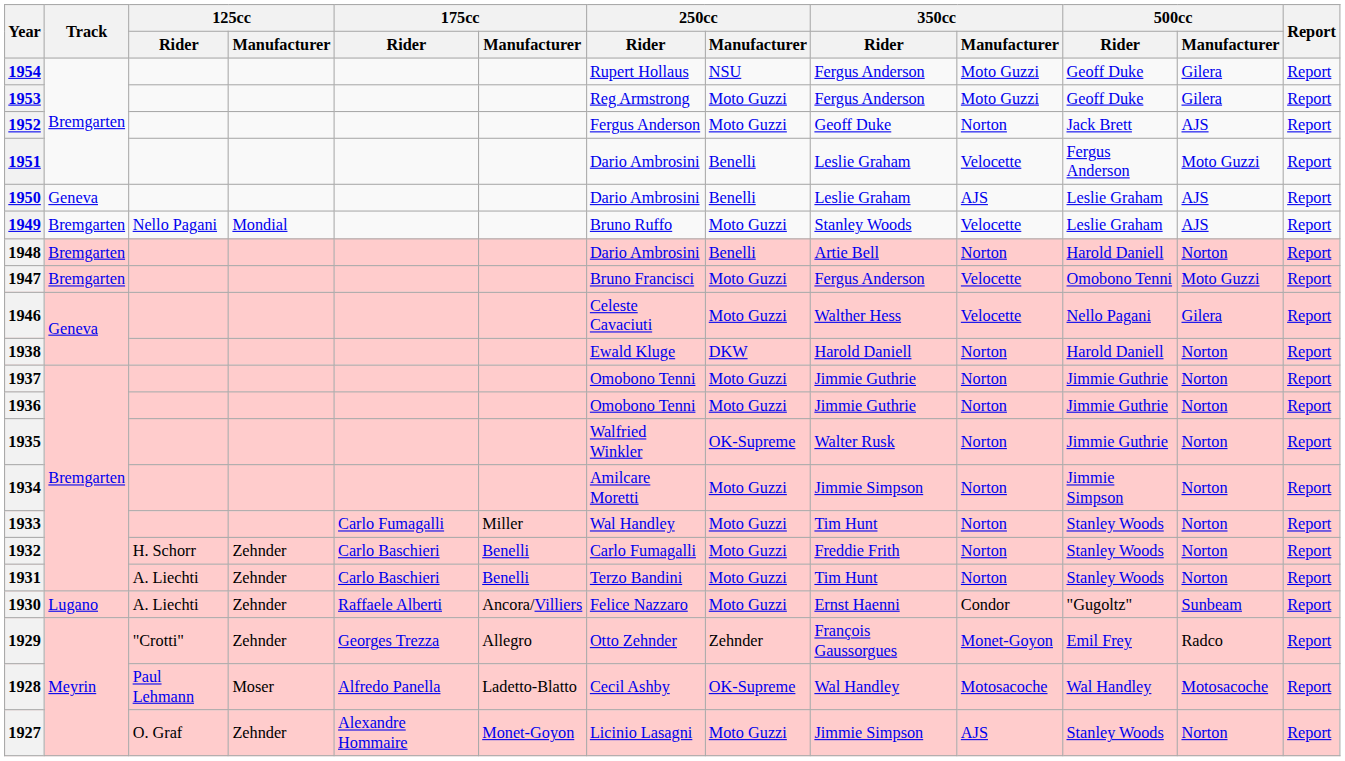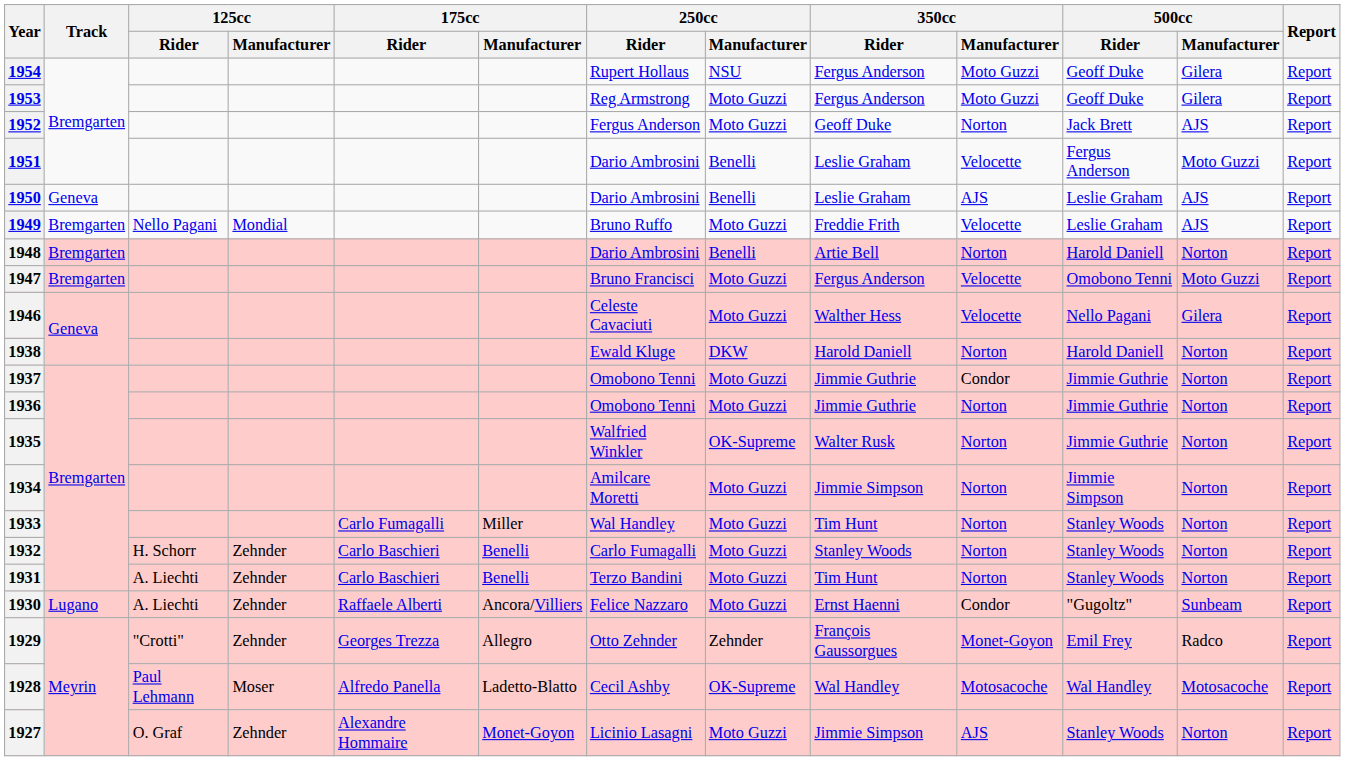(863, 225) Stanley Woods -> (857, 225) Freddie Frith
(984, 378) Norton -> (985, 378) Condor
(857, 551) Freddie Frith -> (863, 551) Stanley Woods
